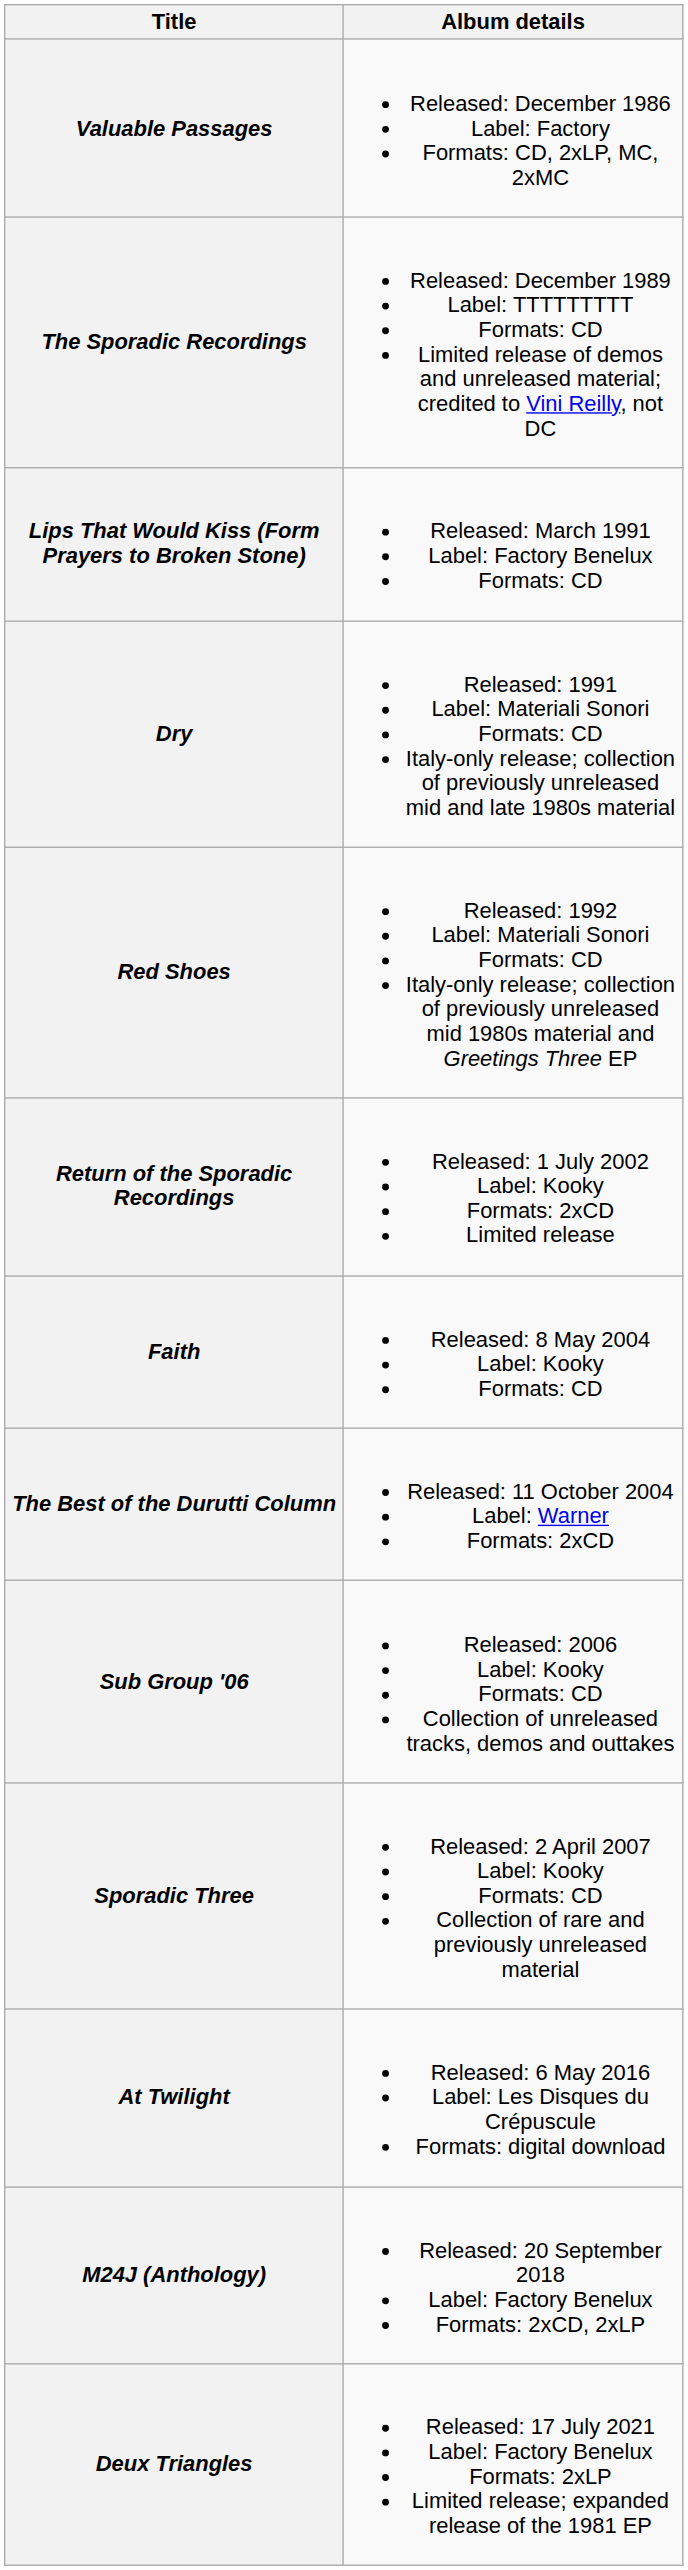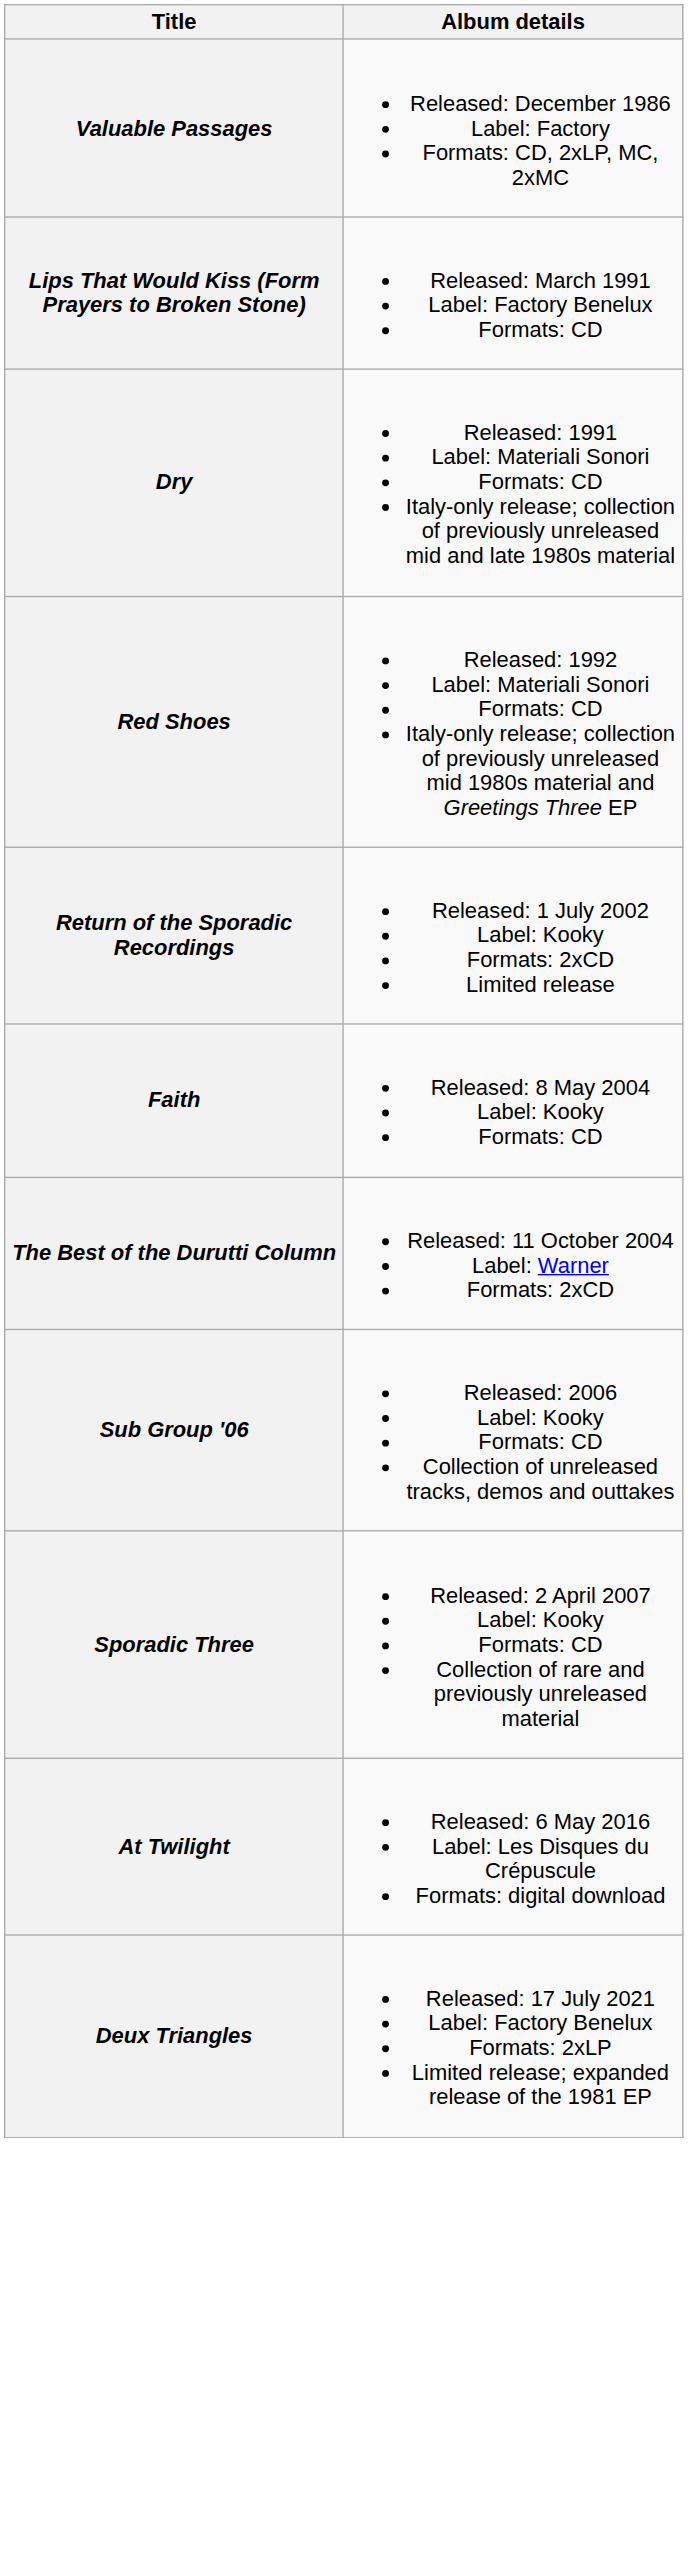- row: (174, 342)
- row: (174, 2274)
